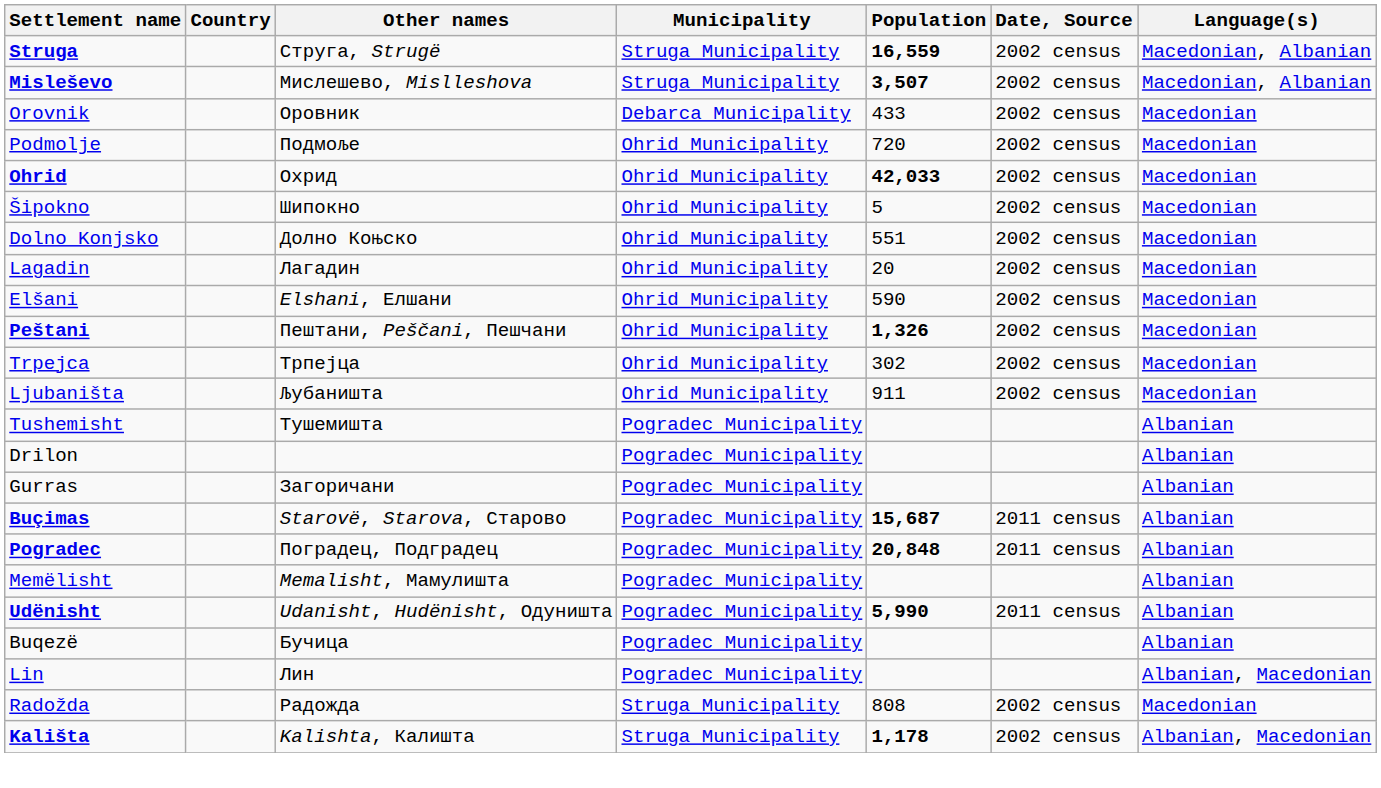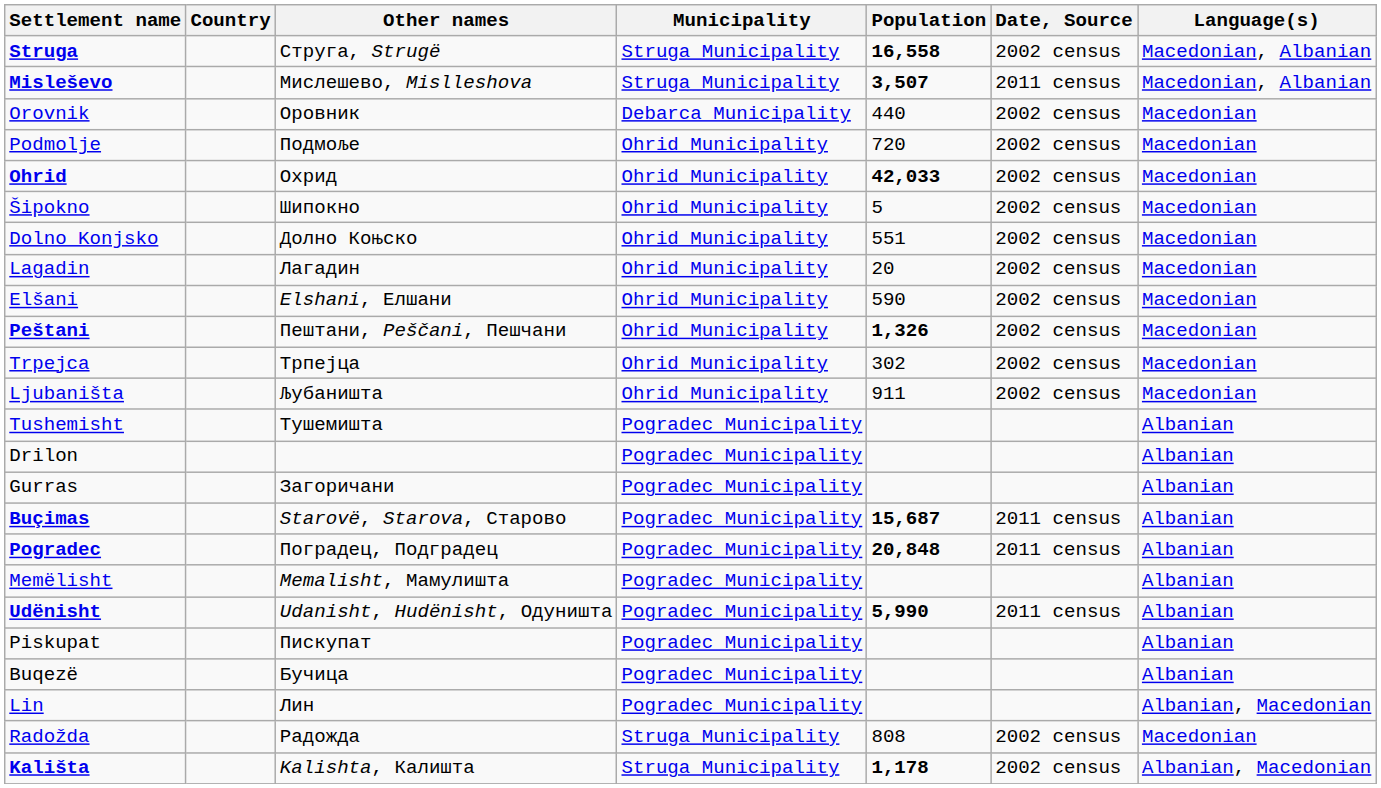(906, 51) 16,559 -> (906, 51) 16,558
(1058, 83) 2002 census -> (1058, 83) 2011 census
(889, 114) 433 -> (889, 114) 440
+ row: (55, 643)
